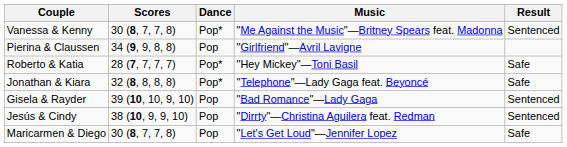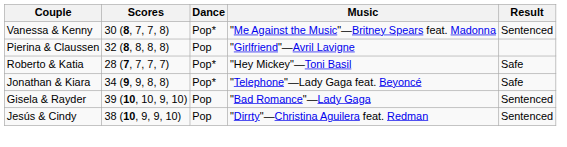(143, 47) 34 (9, 9, 8, 8) -> (137, 47) 32 (8, 8, 8, 8)
(143, 82) 32 (8, 8, 8, 8) -> (137, 82) 34 (9, 9, 8, 8)
- row: (56, 133)
